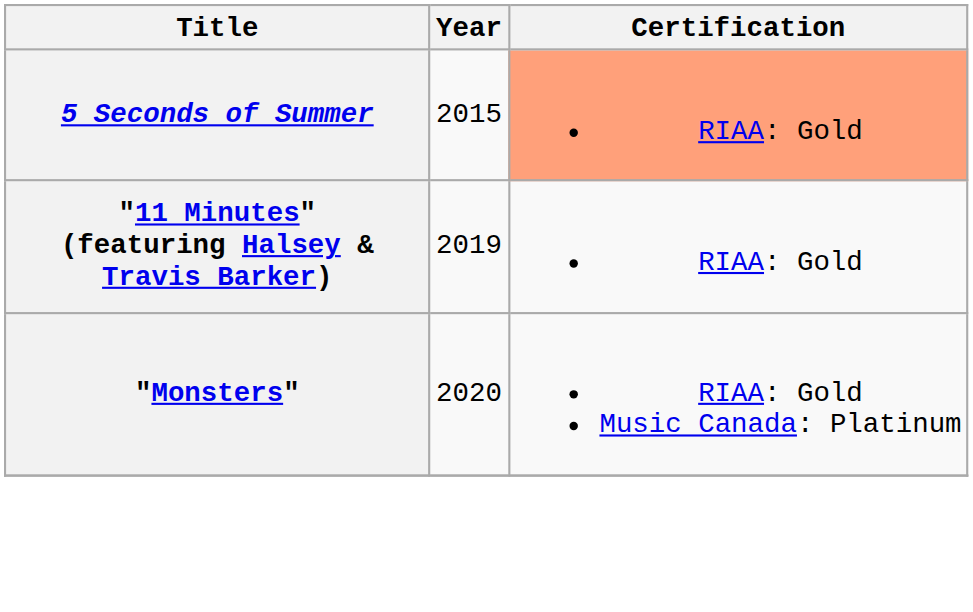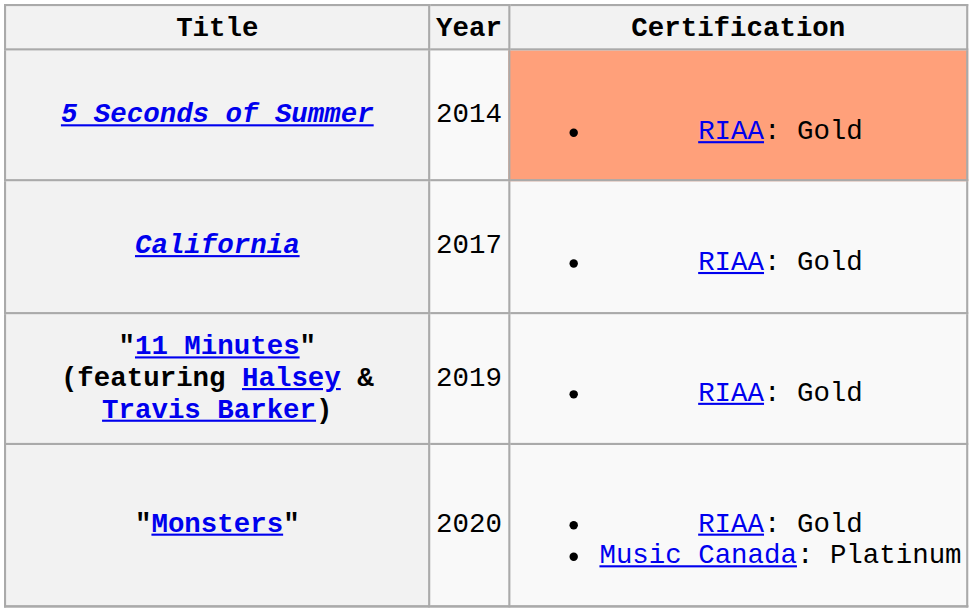(469, 115) 2015 -> (469, 115) 2014
+ row: (217, 247)
